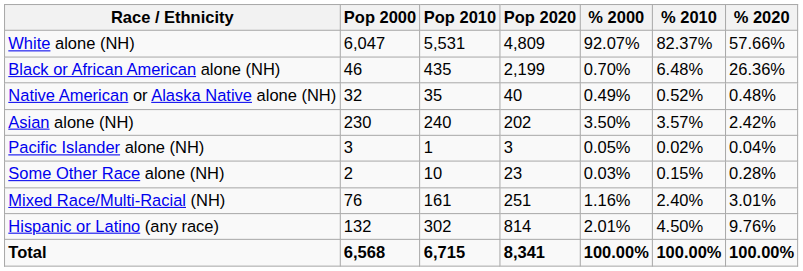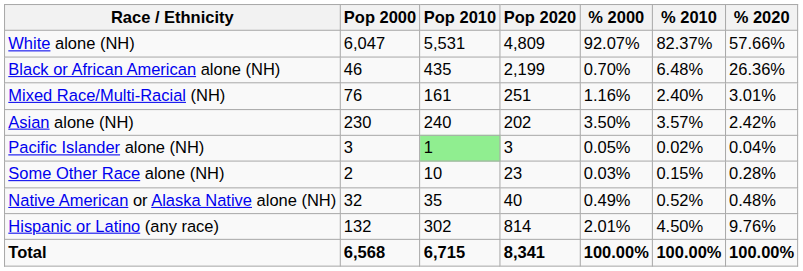rows swapped: (172, 95) <-> (117, 200)
(428, 148) no background -> (428, 148) lightgreen background
